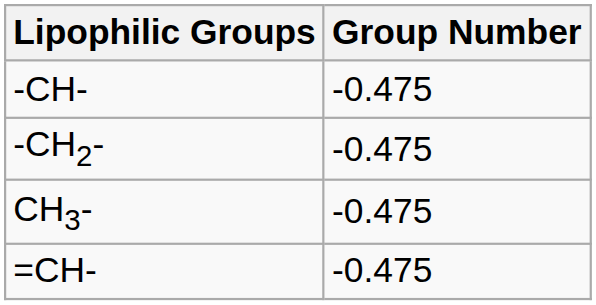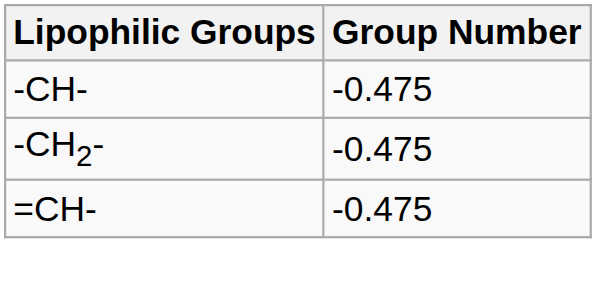- row: (53, 212)
